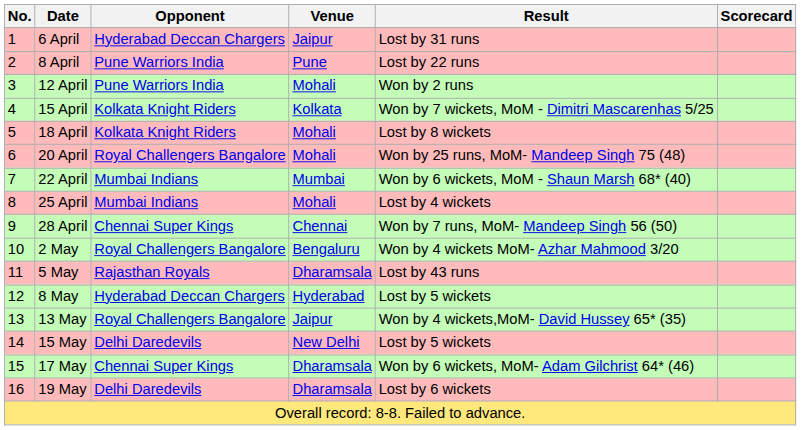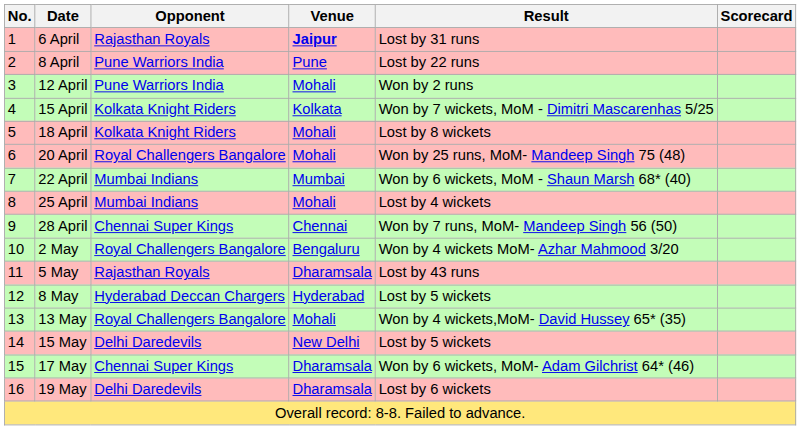(190, 39) Hyderabad Deccan Chargers -> (152, 39) Rajasthan Royals
(313, 39) normal -> (315, 39) bold
(313, 319) Jaipur -> (314, 319) Mohali
